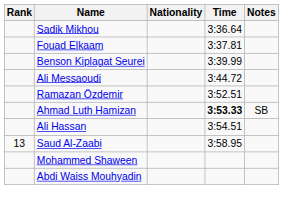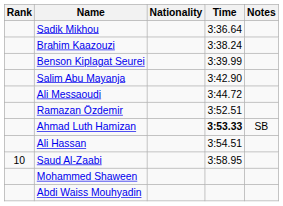- row: (70, 45)
+ row: (76, 45)
+ row: (81, 78)
(19, 144) 13 -> (19, 160) 10
